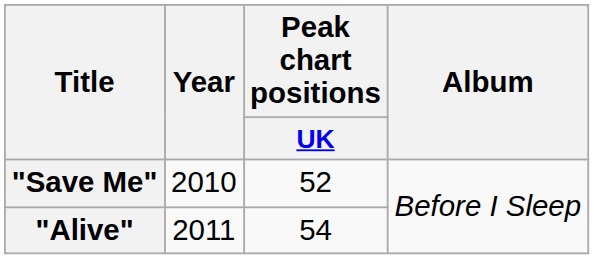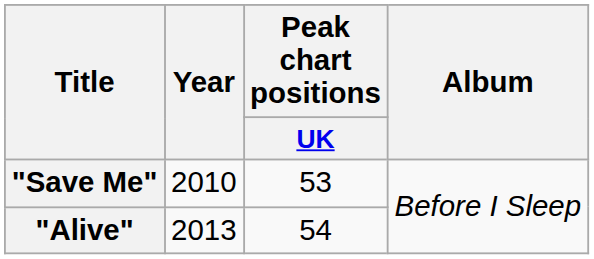(316, 182) 52 -> (316, 182) 53
(204, 229) 2011 -> (204, 229) 2013
